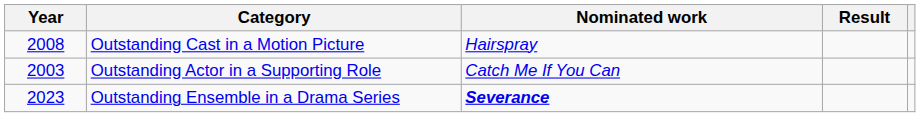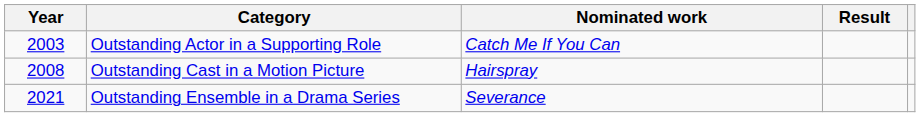rows swapped: (236, 71) <-> (228, 44)
(46, 97) 2023 -> (46, 97) 2021
(507, 97) bold -> (506, 97) normal
